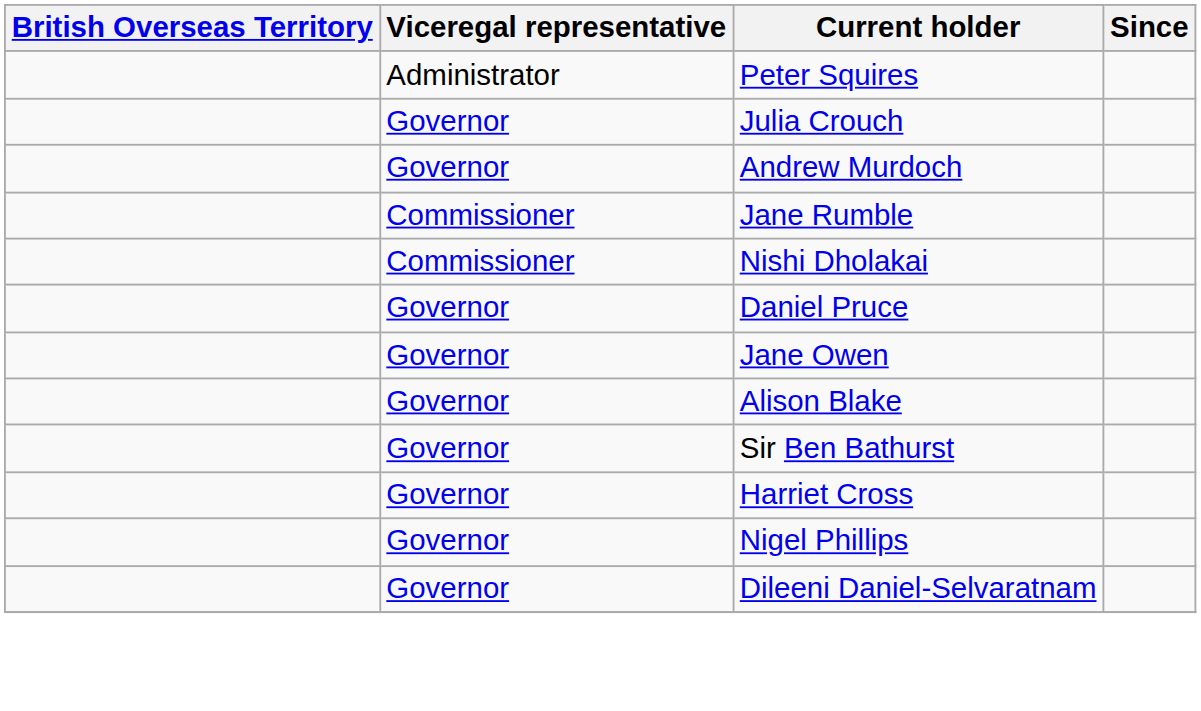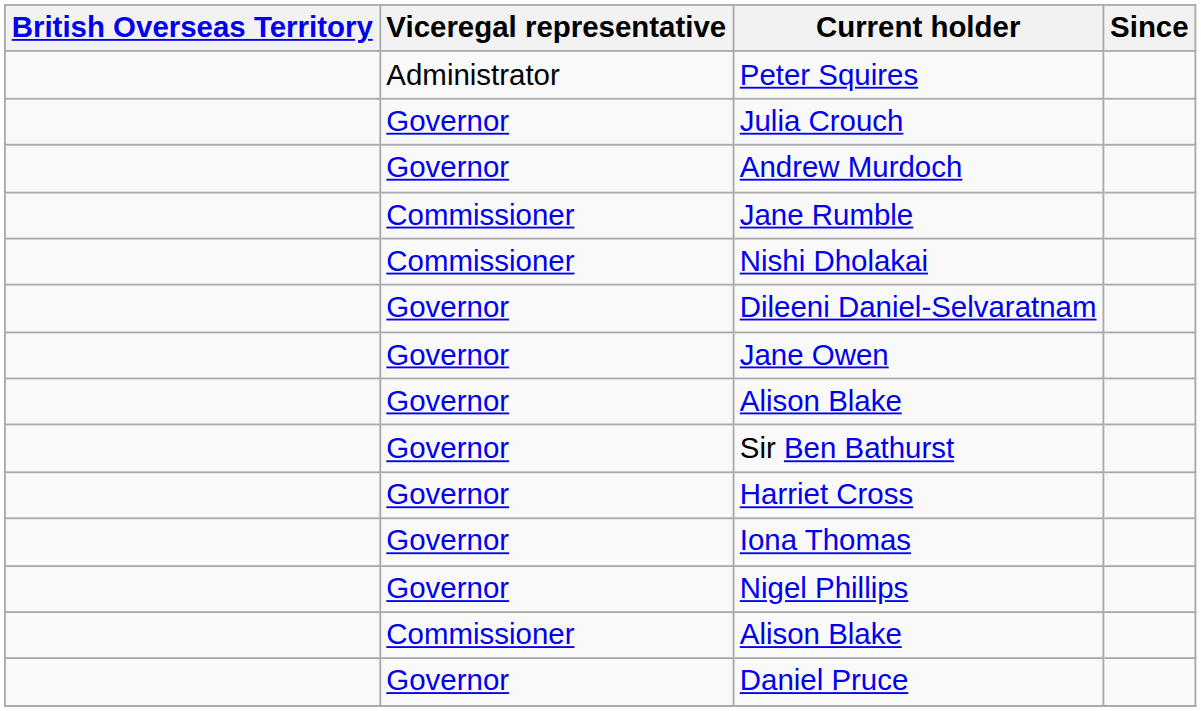rows swapped: (448, 307) <-> (448, 588)
+ row: (448, 541)
+ row: (480, 634)
